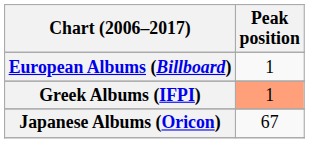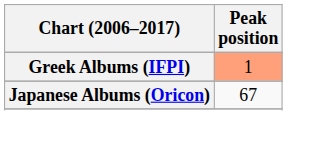- row: (120, 66)
